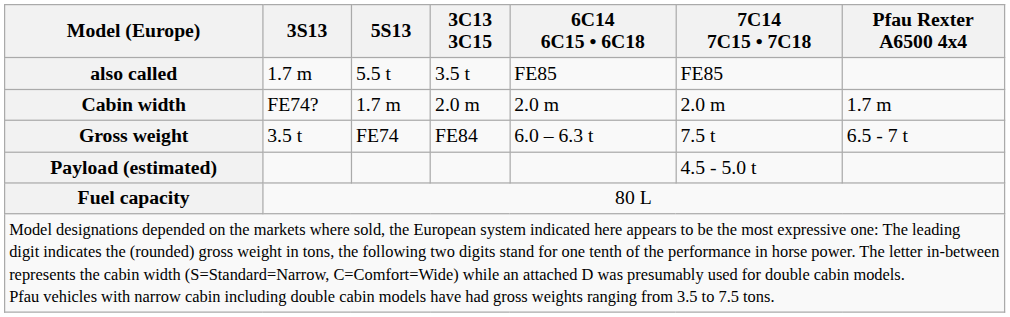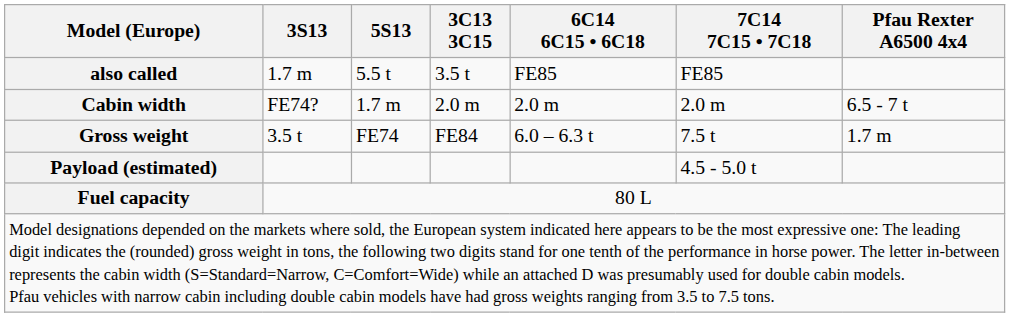(869, 104) 1.7 m -> (877, 104) 6.5 - 7 t
(877, 135) 6.5 - 7 t -> (869, 135) 1.7 m
